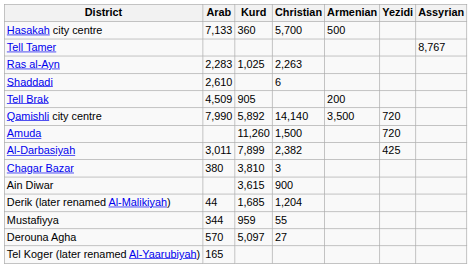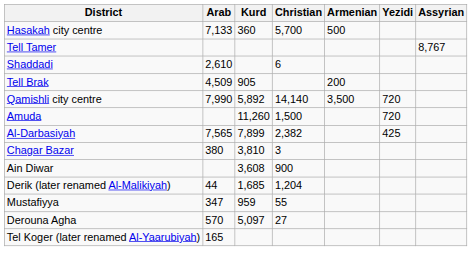- row: (33, 64)
(218, 151) 3,011 -> (219, 133) 7,565
(251, 185) 3,615 -> (251, 168) 3,608
(214, 220) 344 -> (214, 202) 347
